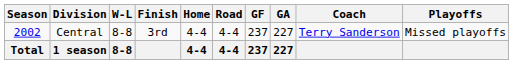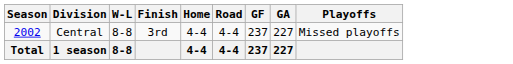- column: (349, 14)
